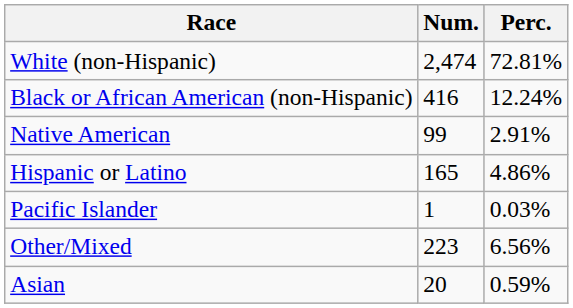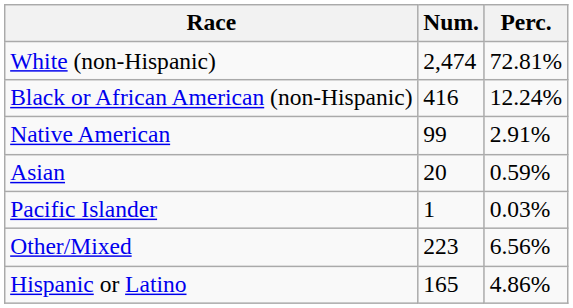rows swapped: (38, 284) <-> (98, 172)
